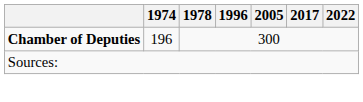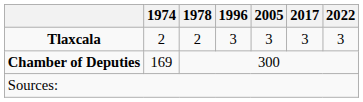+ row: (74, 39)
(161, 39) 196 -> (161, 62) 169
